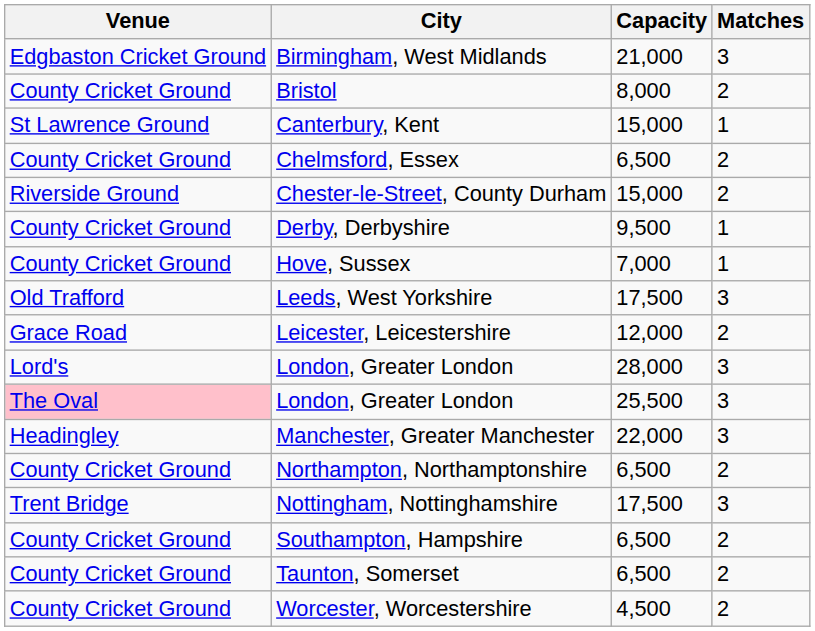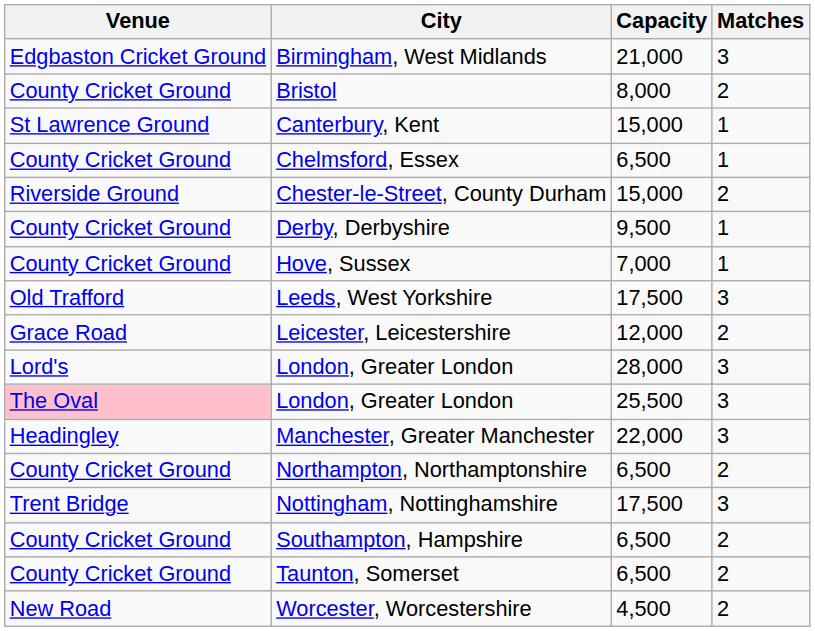(723, 159) 2 -> (723, 159) 1
(120, 608) County Cricket Ground -> (60, 608) New Road
